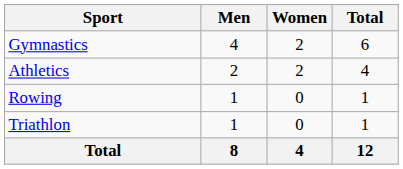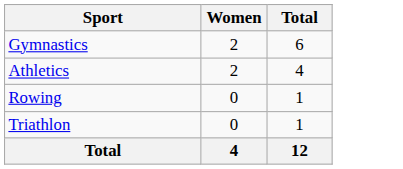- column: (234, 17)
